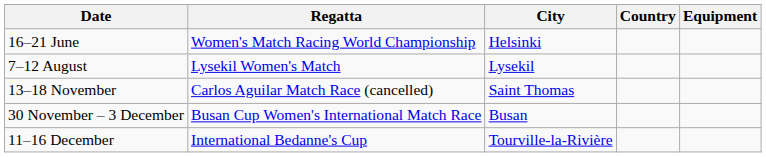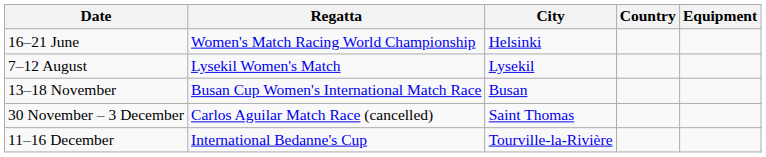(312, 90) Carlos Aguilar Match Race (cancelled) -> (336, 90) Busan Cup Women's International Match Race
(531, 90) Saint Thomas -> (508, 90) Busan
(336, 115) Busan Cup Women's International Match Race -> (312, 115) Carlos Aguilar Match Race (cancelled)
(508, 115) Busan -> (531, 115) Saint Thomas
